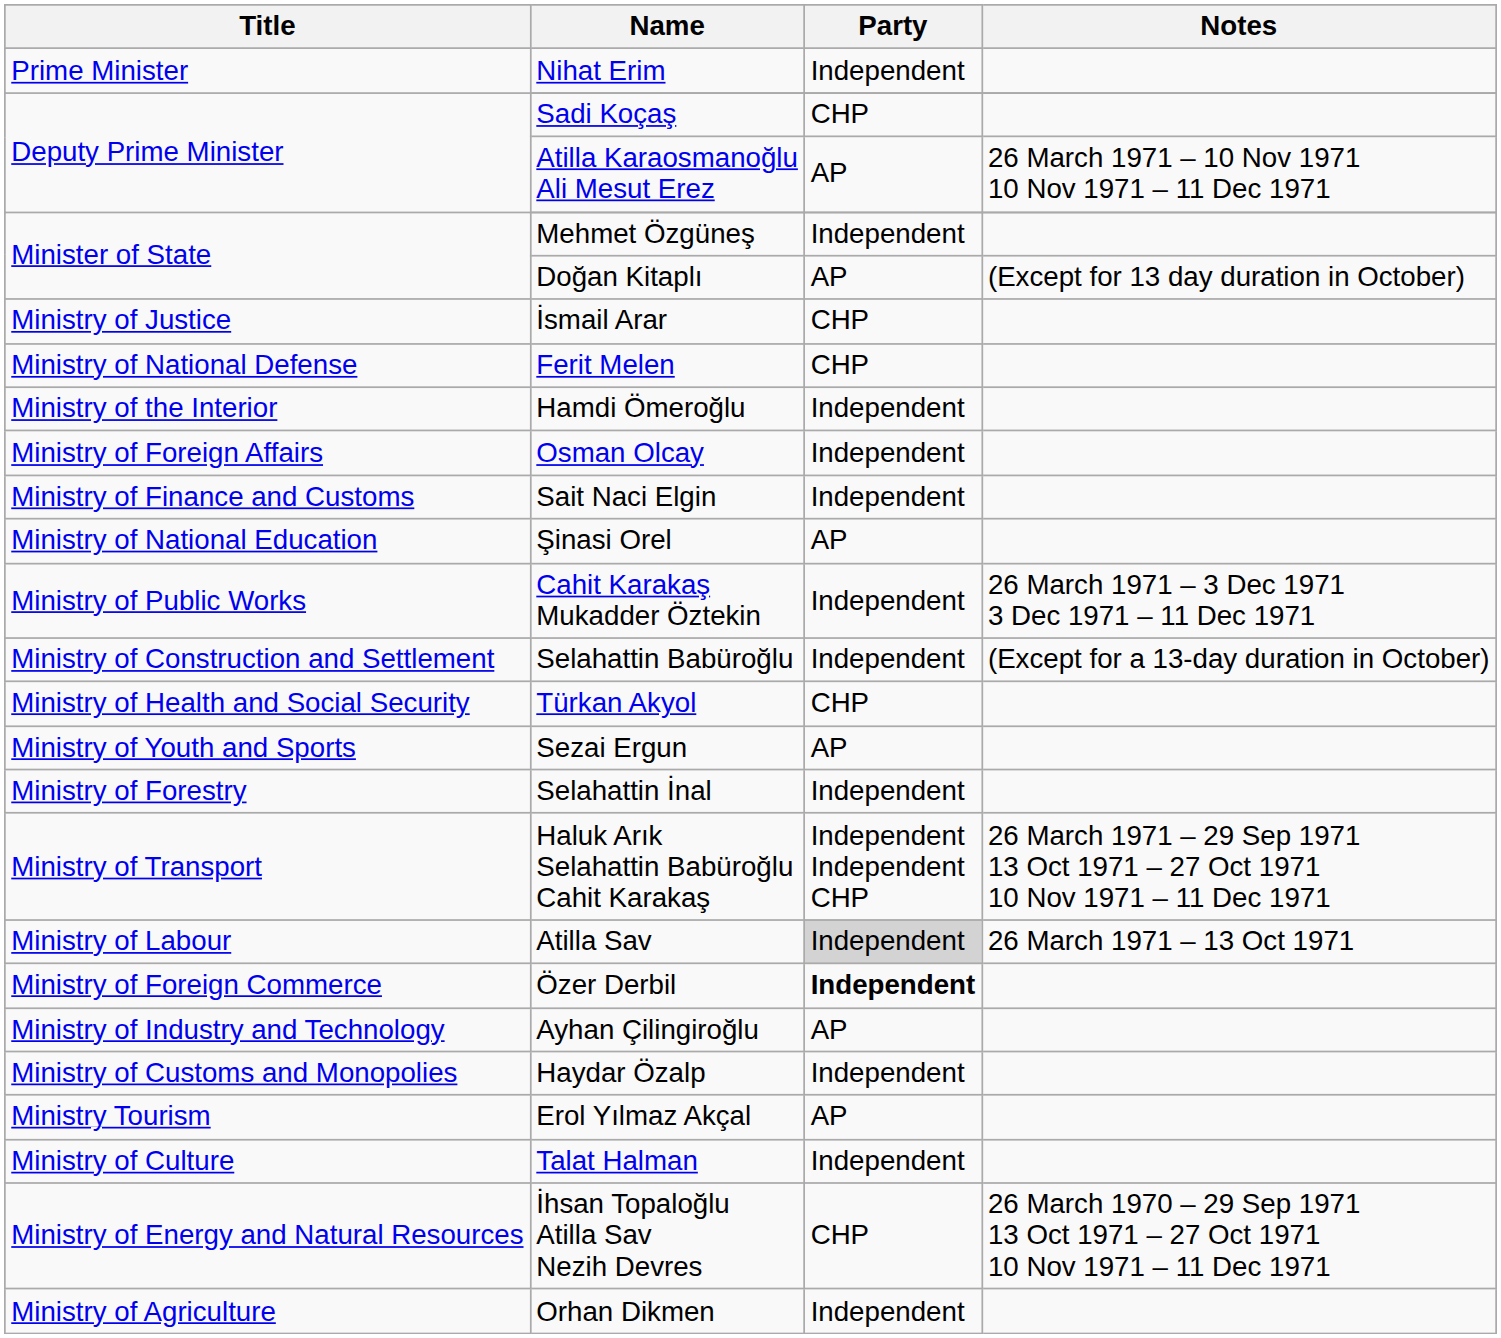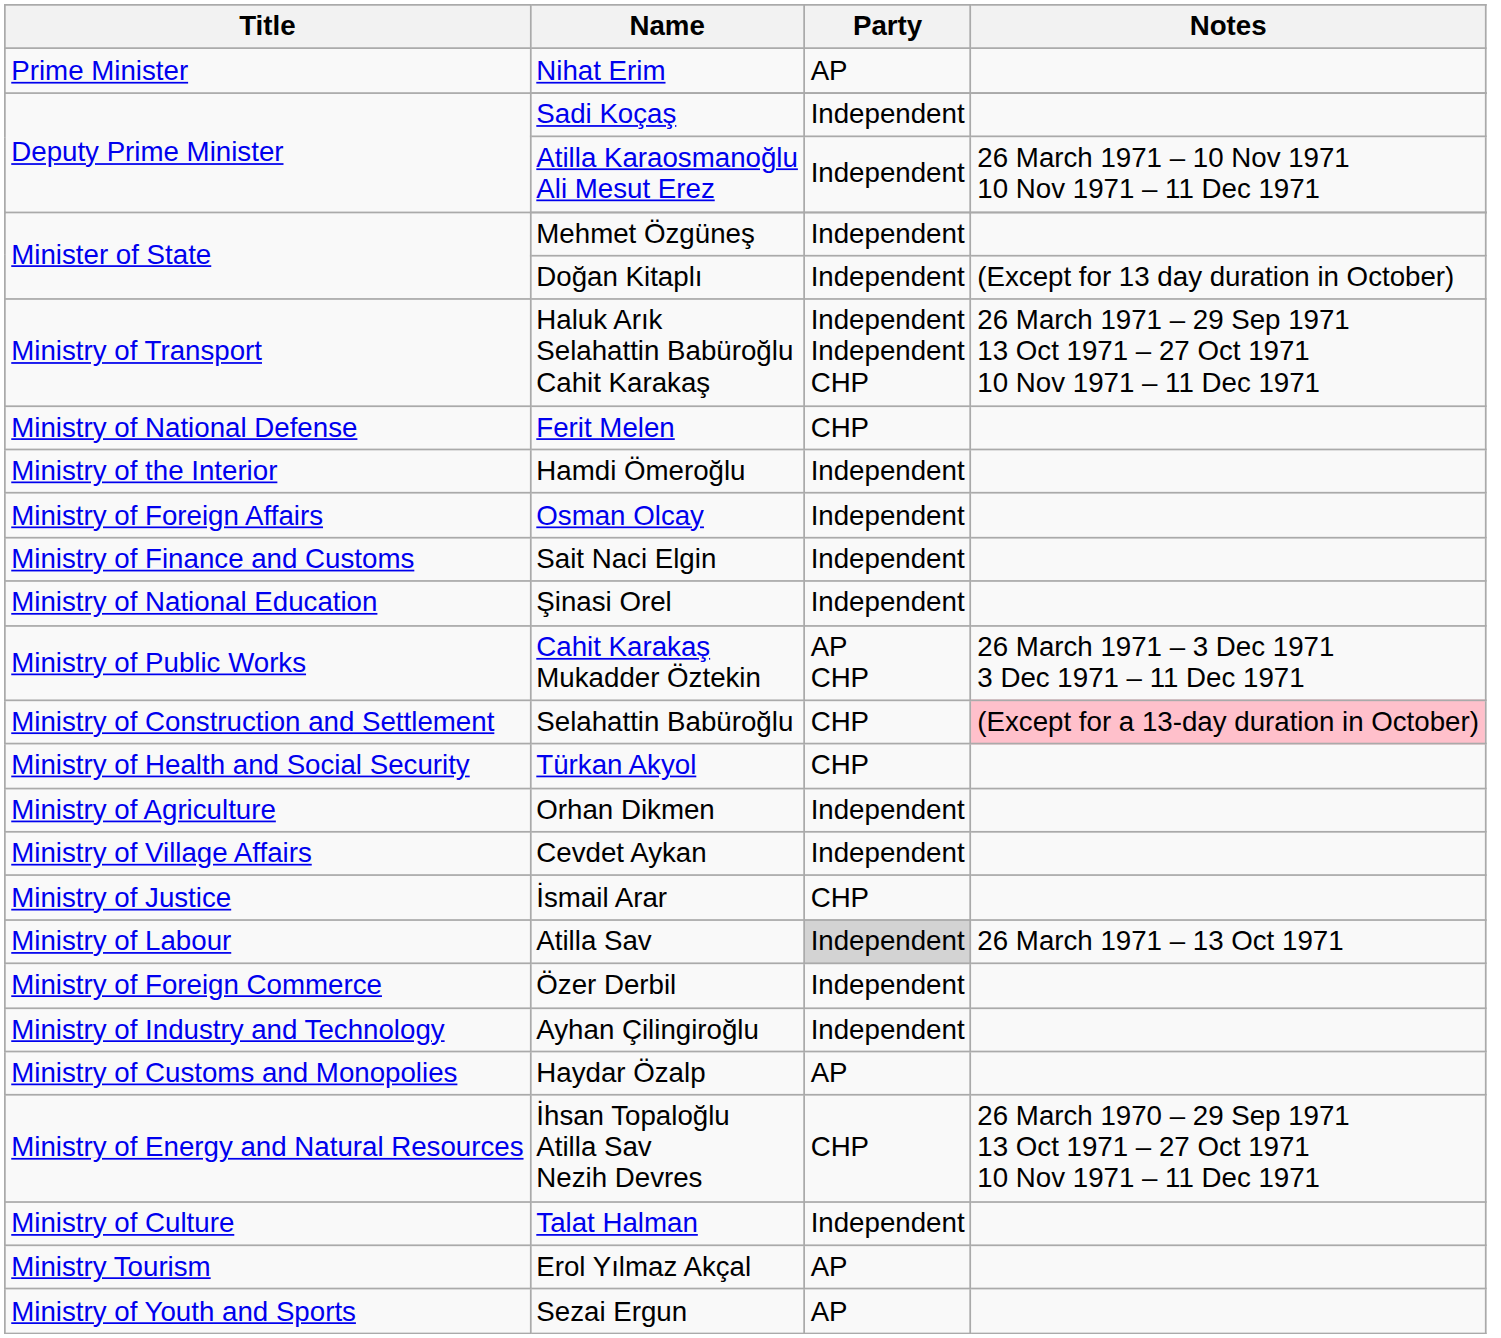(888, 70) Independent -> (829, 70) AP
(840, 114) CHP -> (888, 114) Independent
(829, 173) AP -> (888, 173) Independent
(829, 277) AP -> (888, 277) Independent
rows swapped: (121, 320) <-> (137, 866)
(829, 540) AP -> (888, 602) Independent
(888, 599) Independent -> (840, 662) AP CHP
(888, 659) Independent -> (840, 721) CHP
(1239, 659) no background -> (1228, 721) pink background
rows swapped: (144, 1310) <-> (184, 747)
+ row: (161, 853)
- row: (129, 791)
(893, 985) bold -> (888, 985) normal
(829, 1028) AP -> (888, 1028) Independent
(888, 1072) Independent -> (829, 1072) AP
rows swapped: (111, 1116) <-> (267, 1235)
